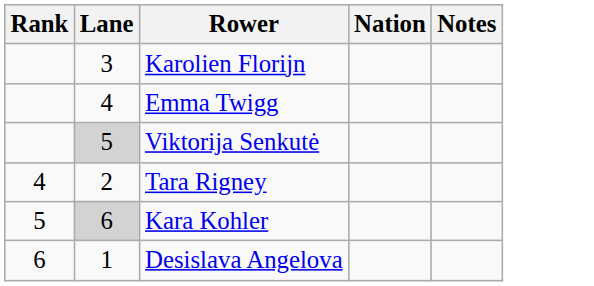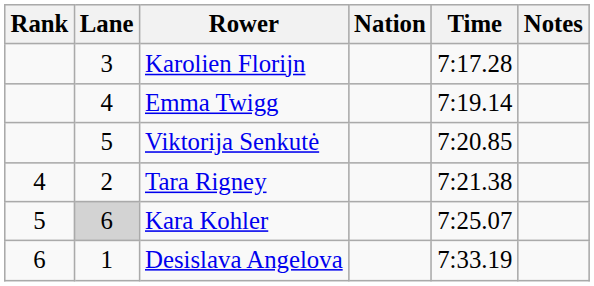+ column: (475, 24)
(107, 142) lightgrey background -> (107, 142) no background
